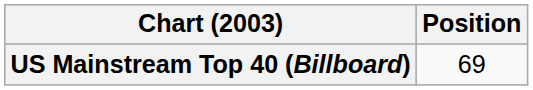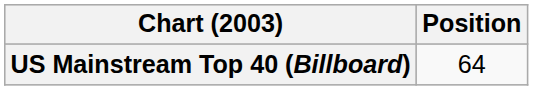(472, 64) 69 -> (472, 64) 64
